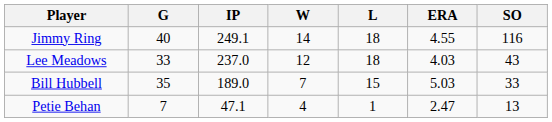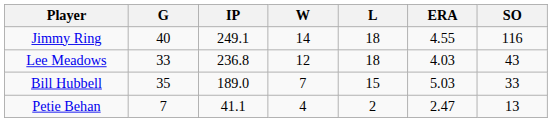(233, 60) 237.0 -> (233, 60) 236.8
(233, 106) 47.1 -> (233, 106) 41.1
(373, 106) 1 -> (373, 106) 2
